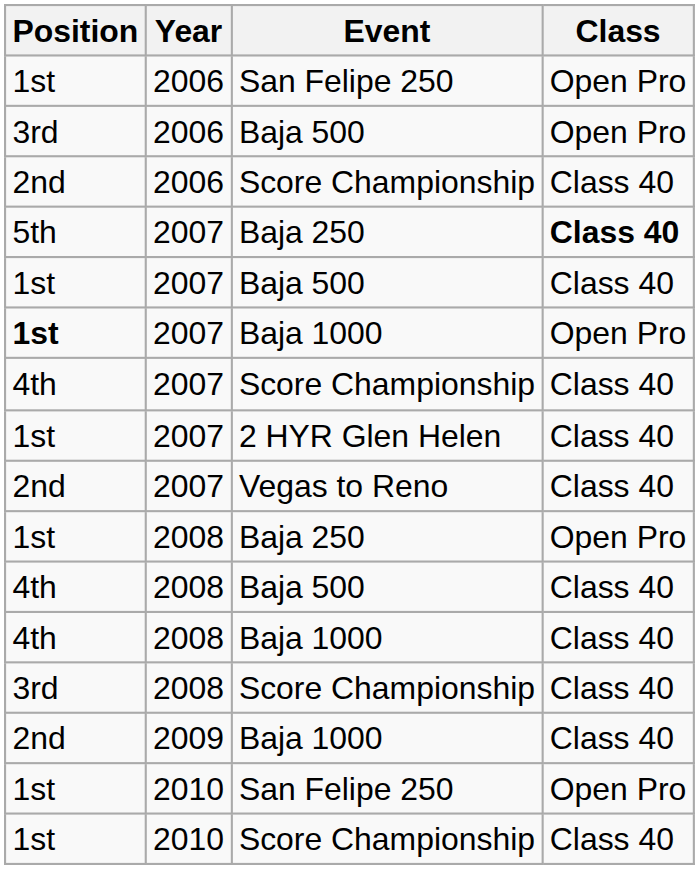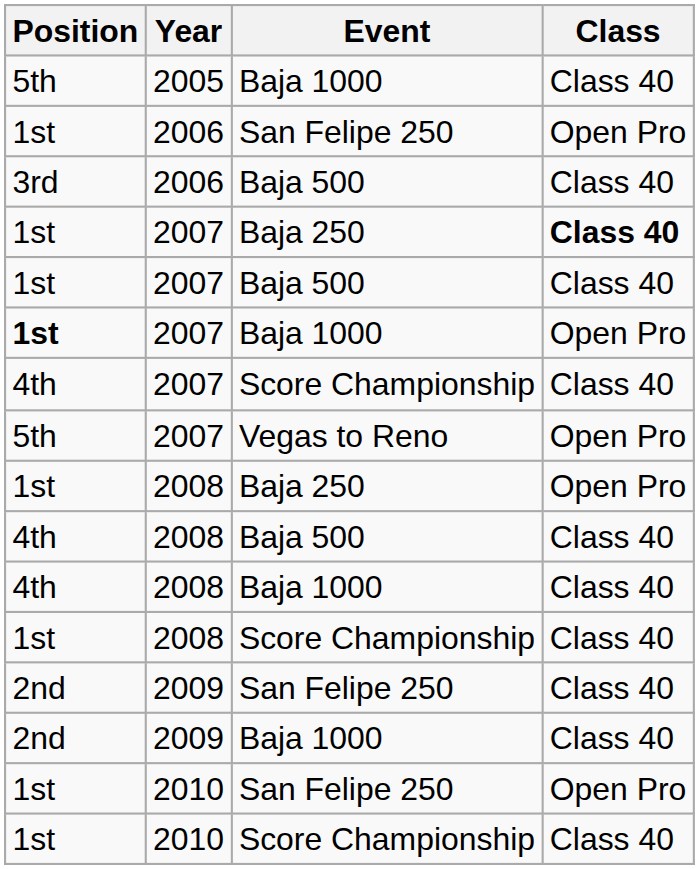+ row: (189, 81)
(618, 132) Open Pro -> (612, 182) Class 40
- row: (189, 182)
(35, 233) 5th -> (34, 233) 1st
- row: (189, 435)
(39, 485) 2nd -> (35, 435) 5th
(612, 485) Class 40 -> (618, 435) Open Pro
(36, 687) 3rd -> (34, 637) 1st
+ row: (189, 687)
